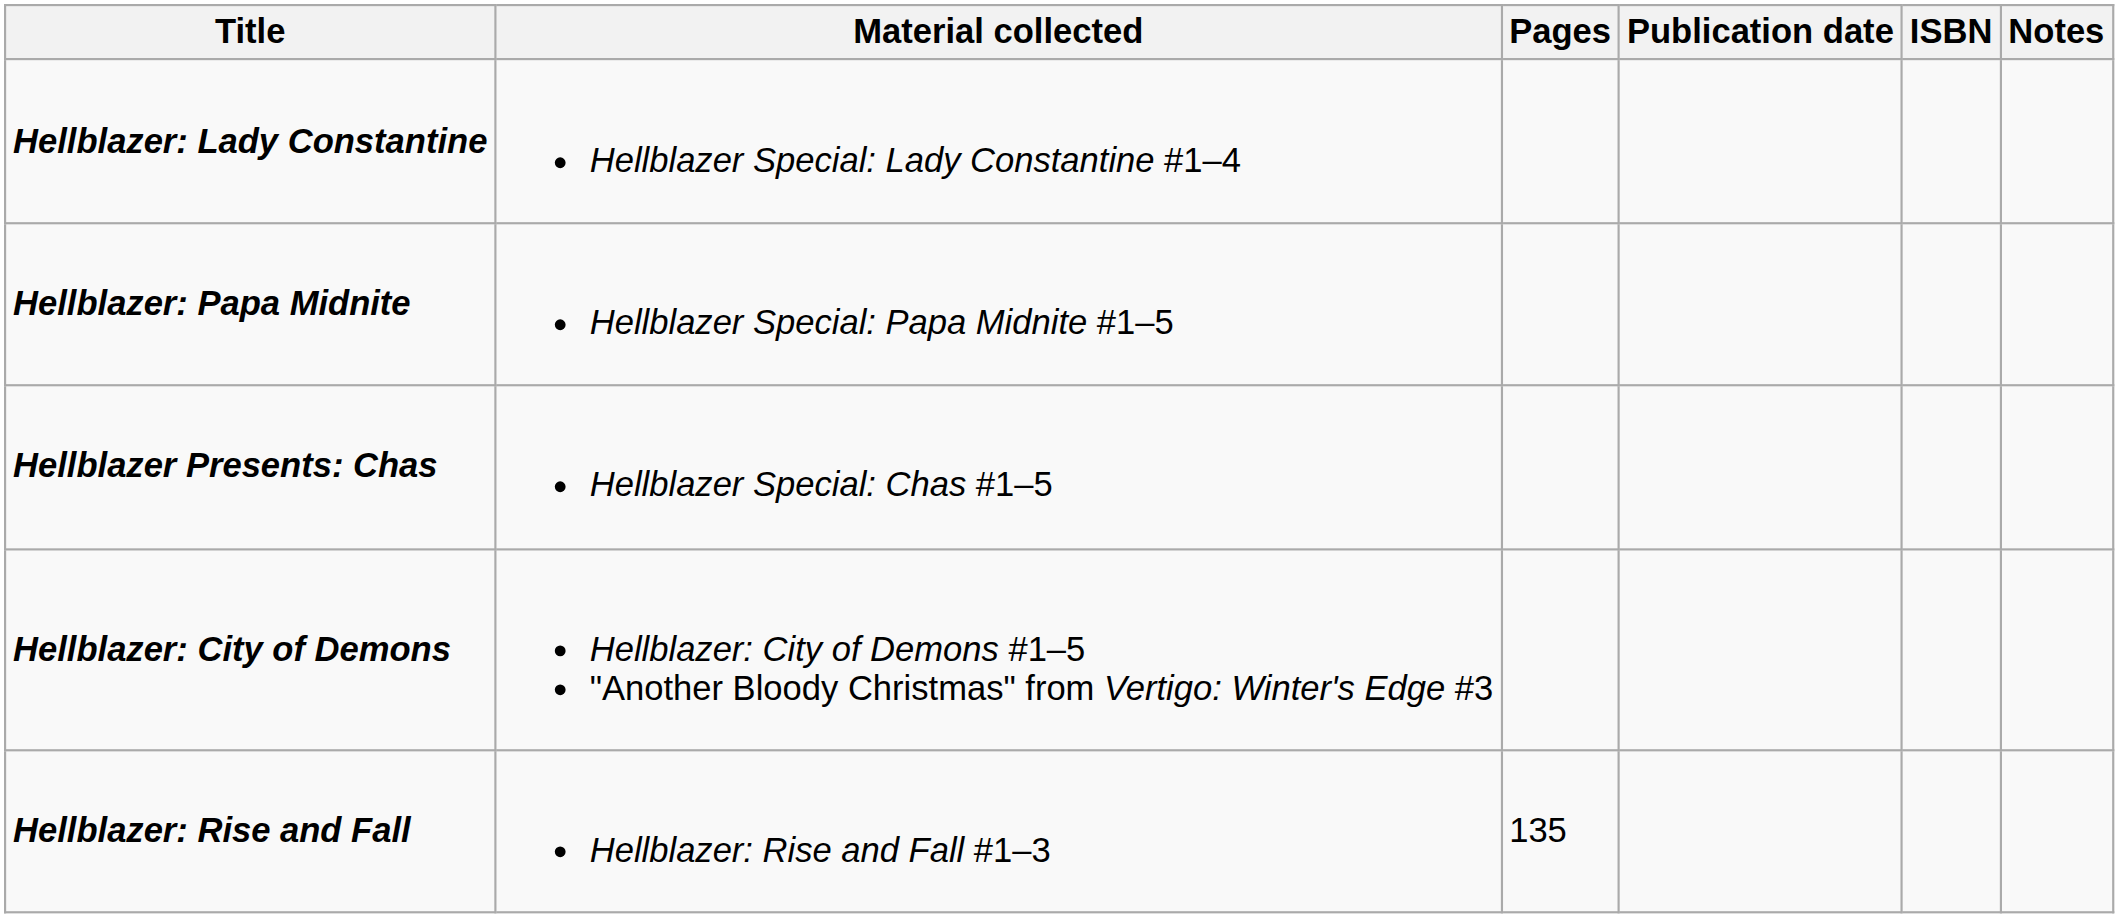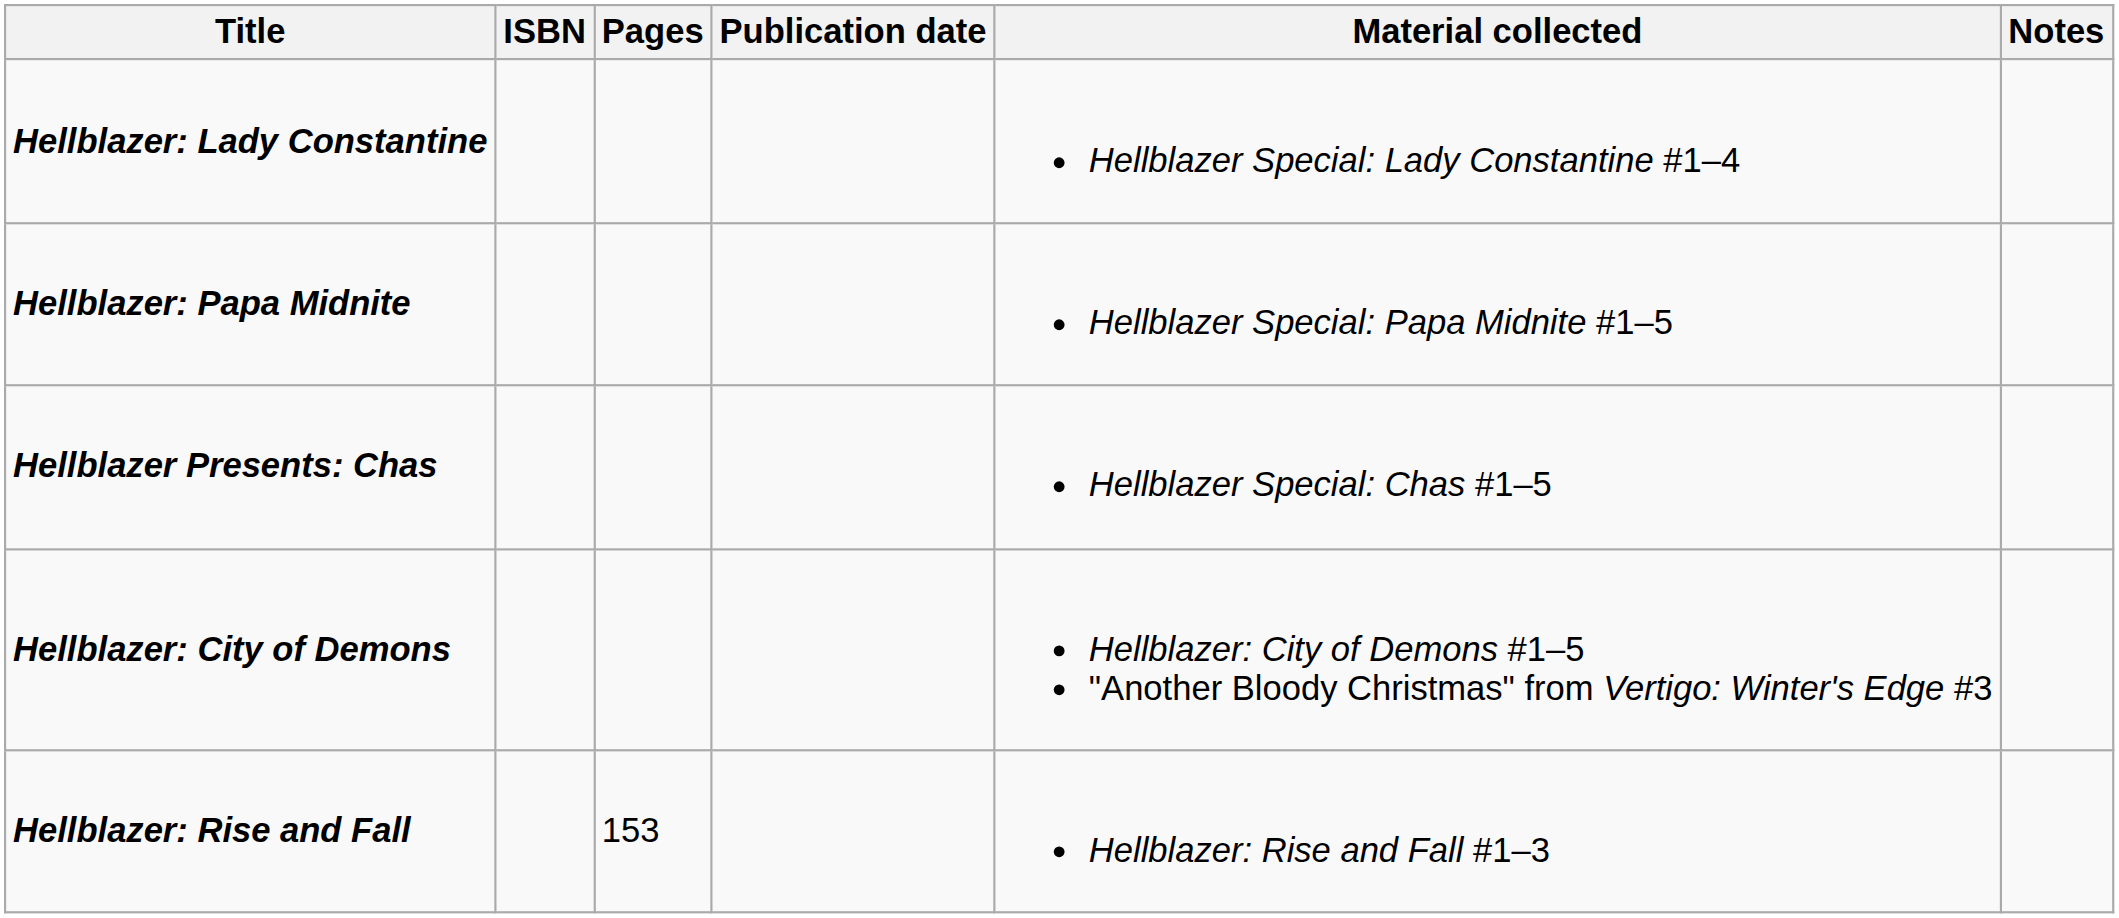columns swapped: (998, 31) <-> (1951, 31)
(1538, 830) 135 -> (631, 830) 153
